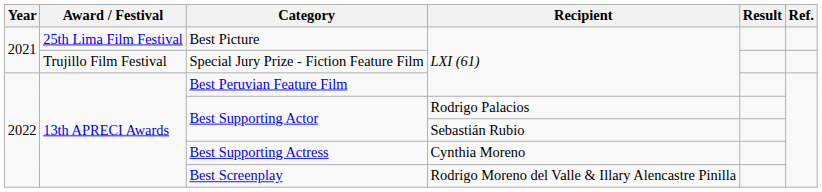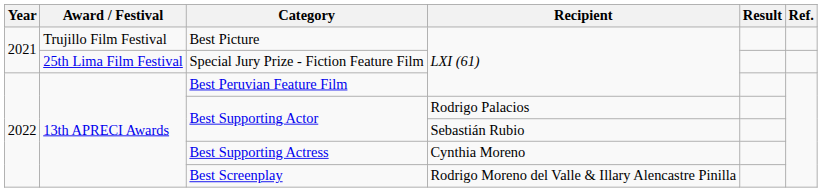(113, 38) 25th Lima Film Festival -> (105, 38) Trujillo Film Festival
(105, 61) Trujillo Film Festival -> (113, 61) 25th Lima Film Festival
